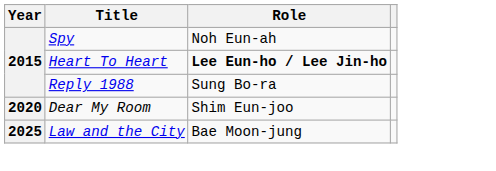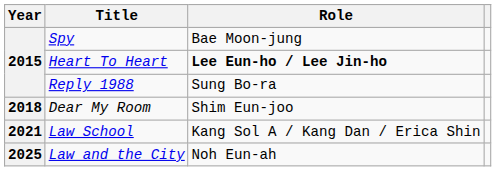(234, 39) Noh Eun-ah -> (247, 39) Bae Moon-jung
(25, 108) 2020 -> (25, 108) 2018
+ row: (91, 132)
(247, 132) Bae Moon-jung -> (234, 155) Noh Eun-ah
